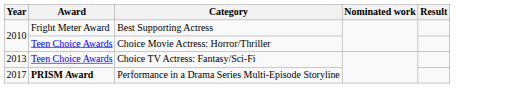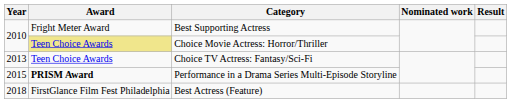(72, 43) no background -> (72, 43) khaki background
(17, 75) 2017 -> (17, 75) 2015
+ row: (218, 91)
